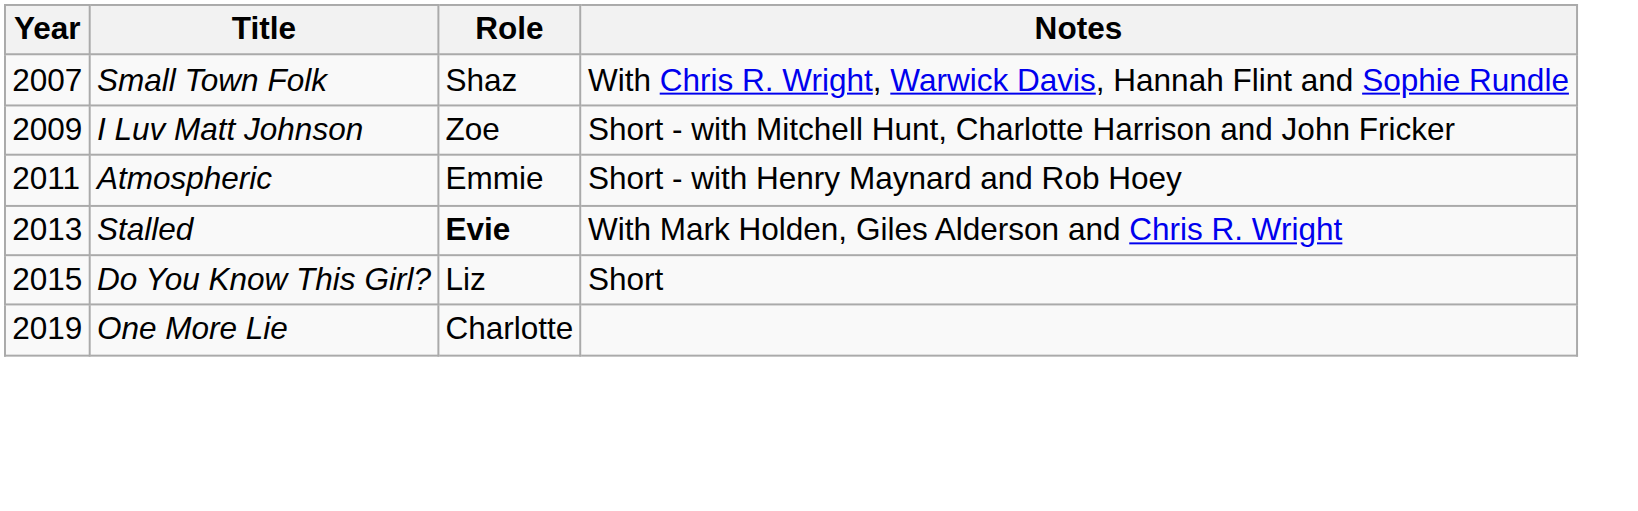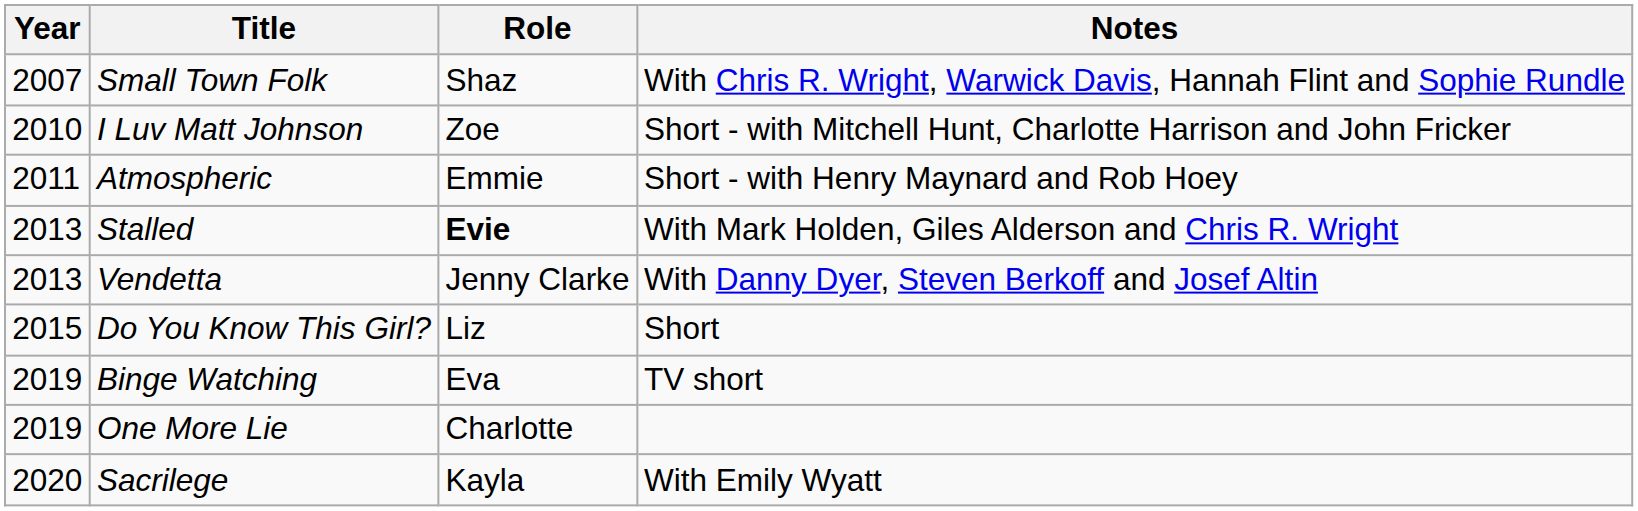(47, 129) 2009 -> (47, 129) 2010
+ row: (159, 279)
+ row: (207, 379)
+ row: (163, 479)
